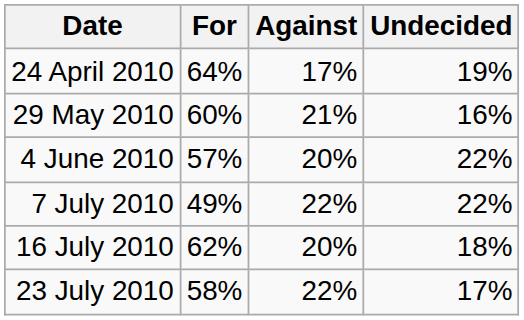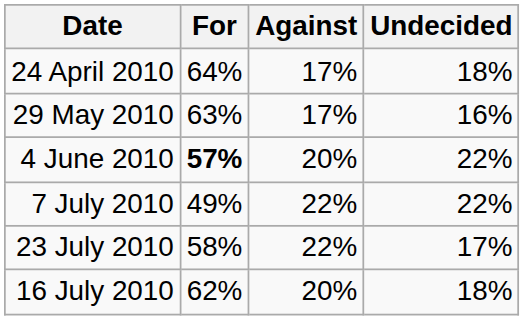(485, 70) 19% -> (485, 70) 18%
(215, 114) 60% -> (215, 114) 63%
(329, 114) 21% -> (329, 114) 17%
(215, 159) normal -> (215, 159) bold
rows swapped: (95, 247) <-> (95, 291)
